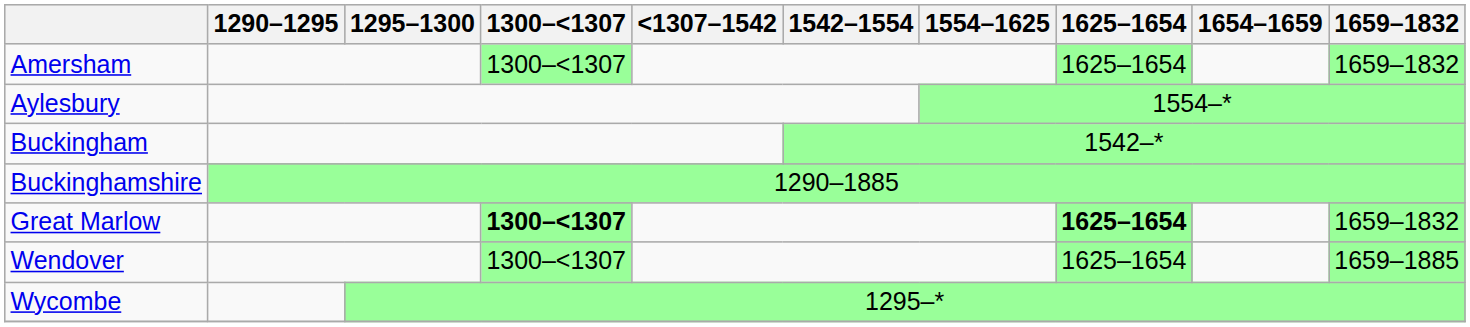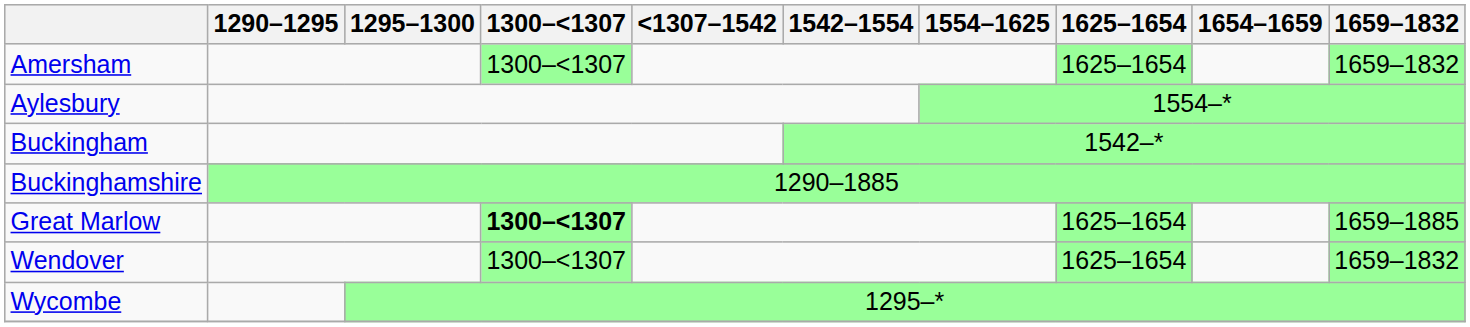(1124, 222) bold -> (1124, 222) normal
(1397, 222) 1659–1832 -> (1397, 222) 1659–1885
(1397, 261) 1659–1885 -> (1397, 261) 1659–1832
